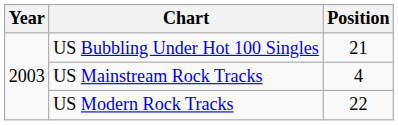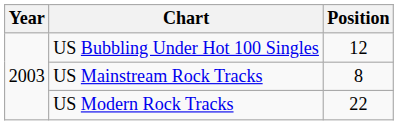(358, 47) 21 -> (358, 47) 12
(358, 76) 4 -> (358, 76) 8
